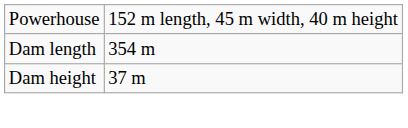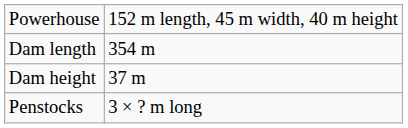+ row: (46, 107)
